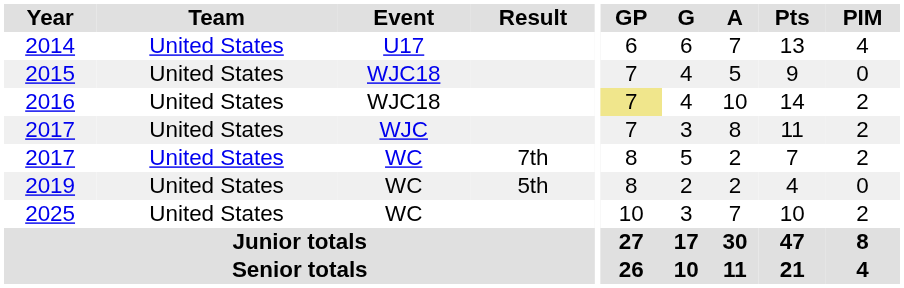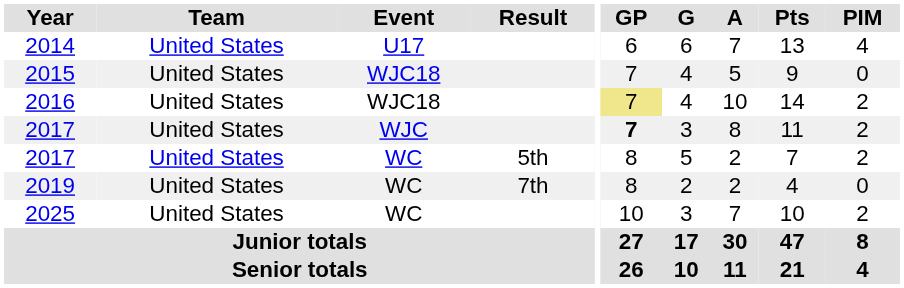(631, 129) normal -> (631, 129) bold
(533, 157) 7th -> (533, 157) 5th
(533, 185) 5th -> (533, 185) 7th
